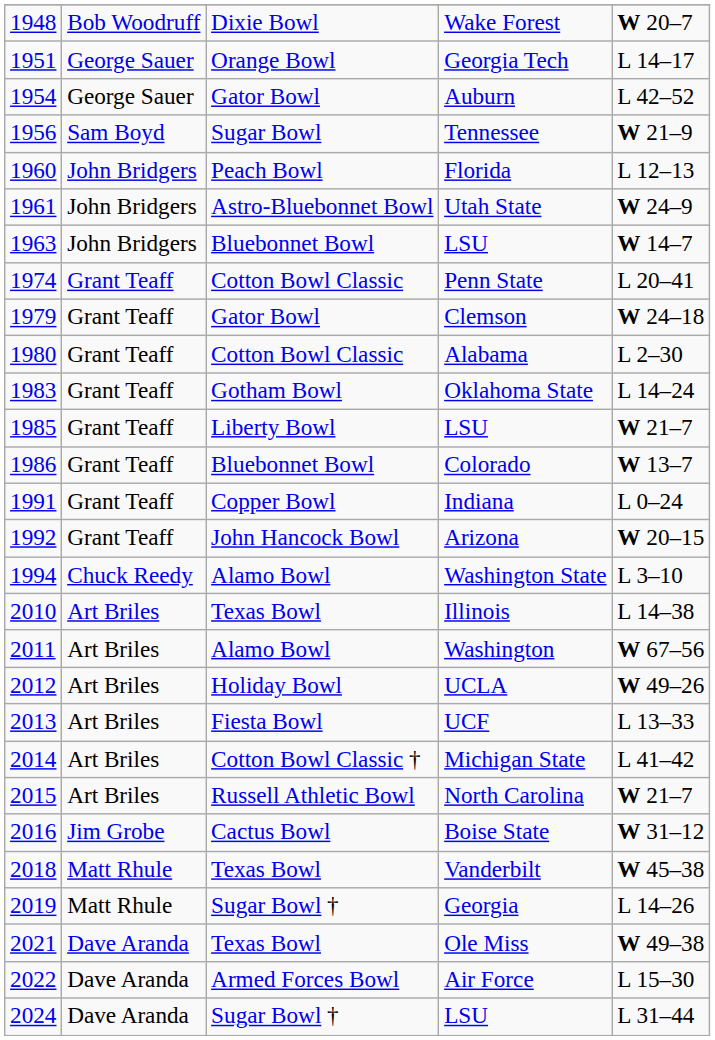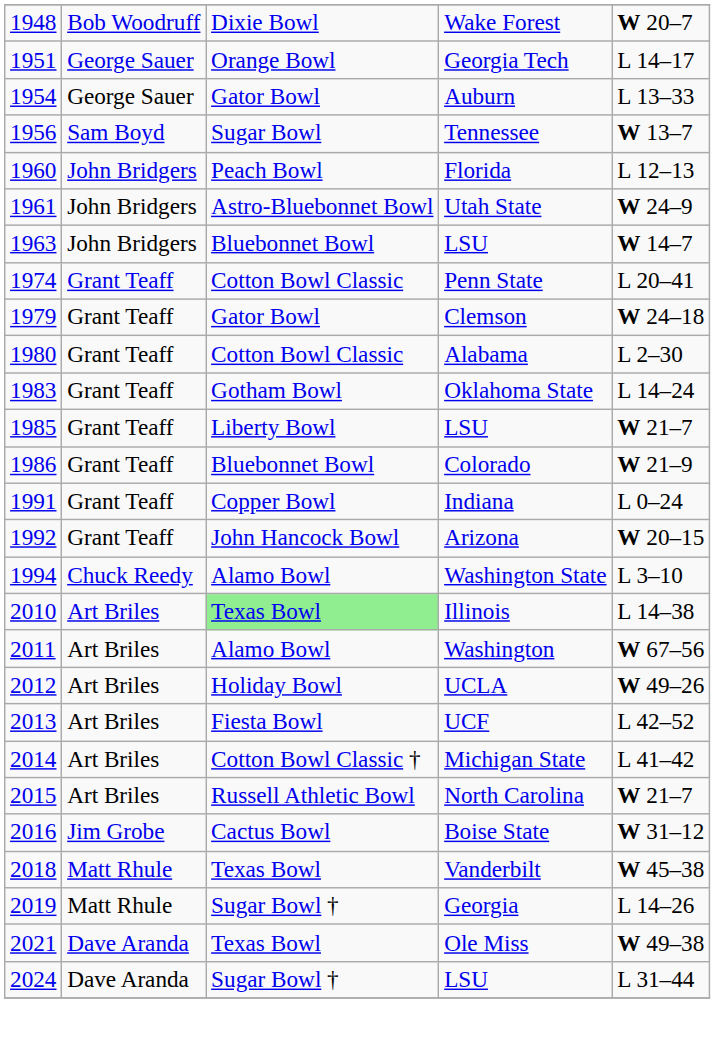(656, 96) L 42–52 -> (656, 96) L 13–33
(655, 133) W 21–9 -> (655, 133) W 13–7
(655, 464) W 13–7 -> (655, 464) W 21–9
(266, 611) no background -> (266, 611) lightgreen background
(656, 721) L 13–33 -> (656, 721) L 42–52
- row: (33, 979)
